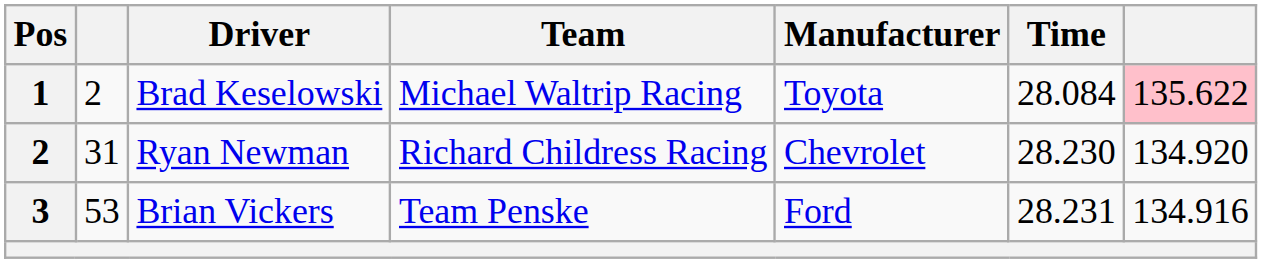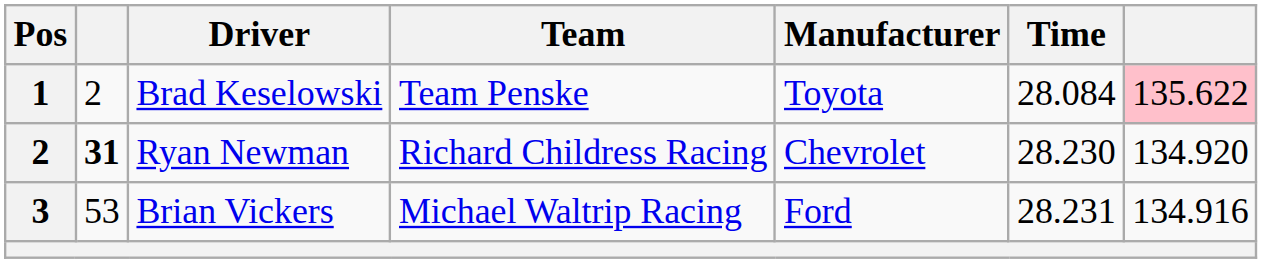(570, 93) Michael Waltrip Racing -> (494, 93) Team Penske
(102, 152) normal -> (102, 152) bold
(494, 211) Team Penske -> (570, 211) Michael Waltrip Racing
